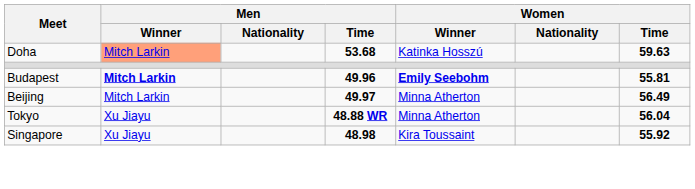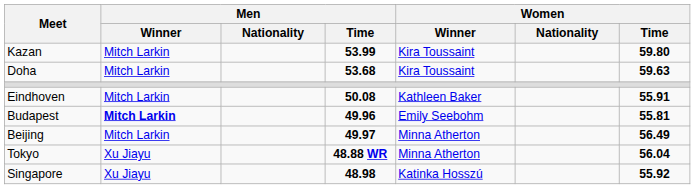+ row: (24, 52)
(137, 52) lightsalmon background -> (137, 71) no background
(440, 52) Katinka Hosszú -> (436, 71) Kira Toussaint
+ row: (36, 96)
(443, 77) bold -> (441, 116) normal
(436, 135) Kira Toussaint -> (440, 174) Katinka Hosszú
